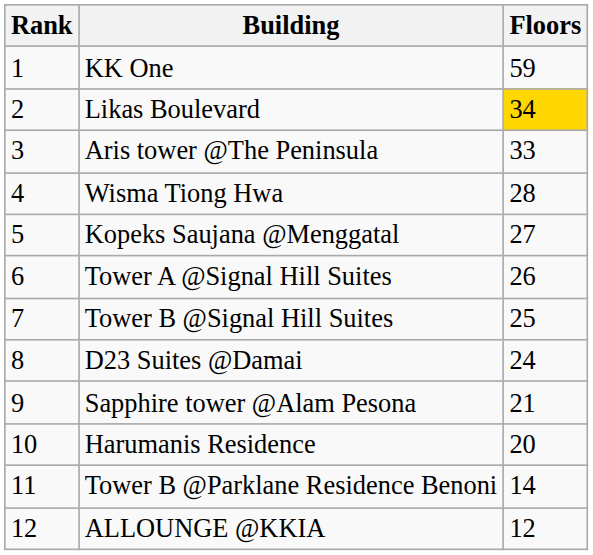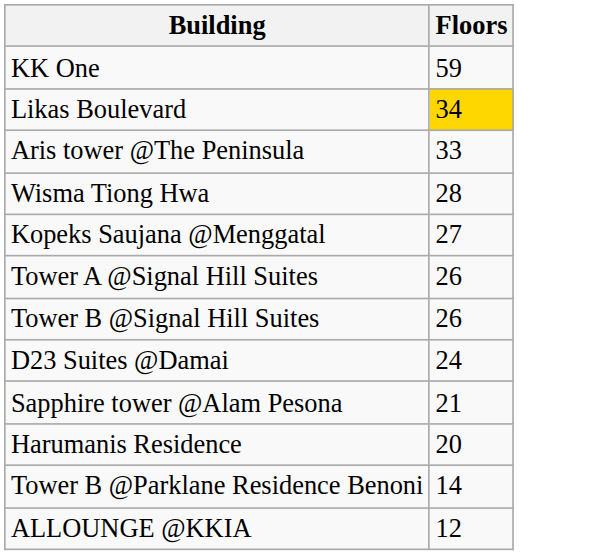- column: (42, 25)
(523, 318) 25 -> (449, 318) 26
